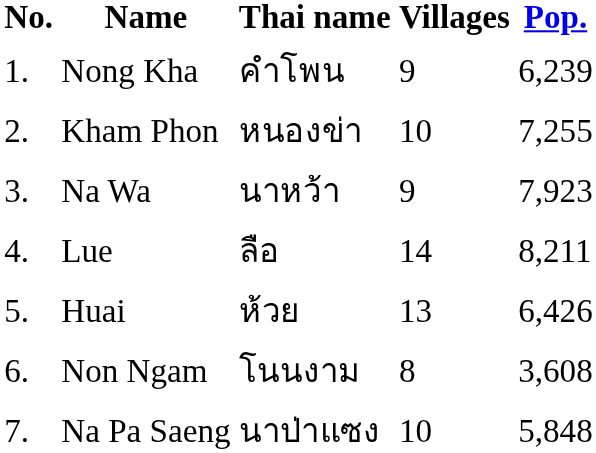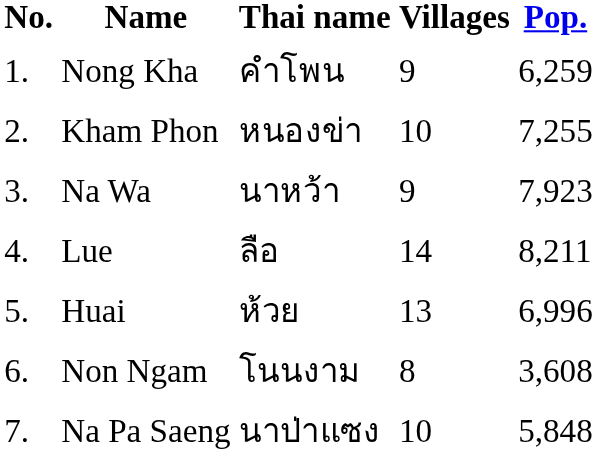(555, 70) 6,239 -> (555, 70) 6,259
(555, 310) 6,426 -> (555, 310) 6,996
